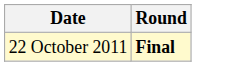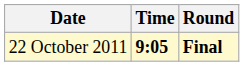+ column: (155, 18)
